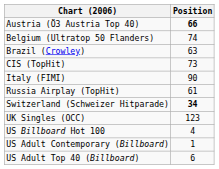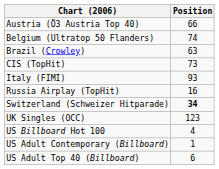(193, 24) bold -> (193, 24) normal
(193, 78) 90 -> (193, 78) 93
(193, 91) 61 -> (193, 91) 16
